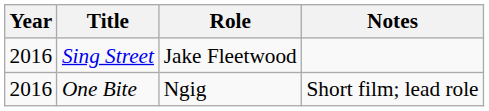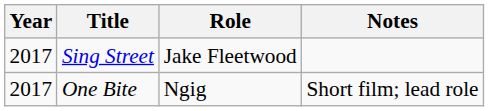(31, 55) 2016 -> (31, 55) 2017
(31, 88) 2016 -> (31, 88) 2017
